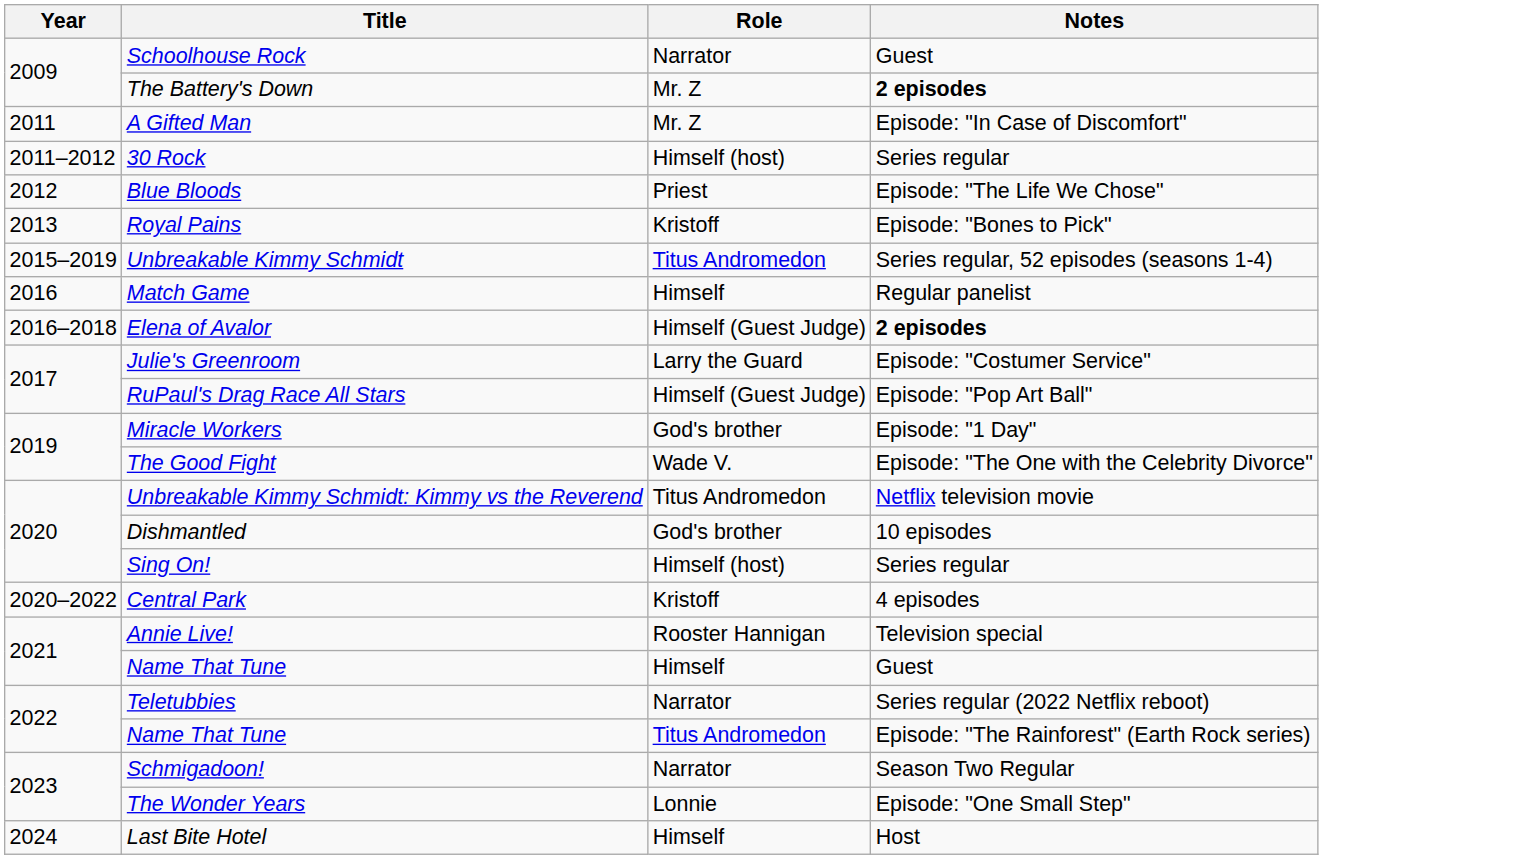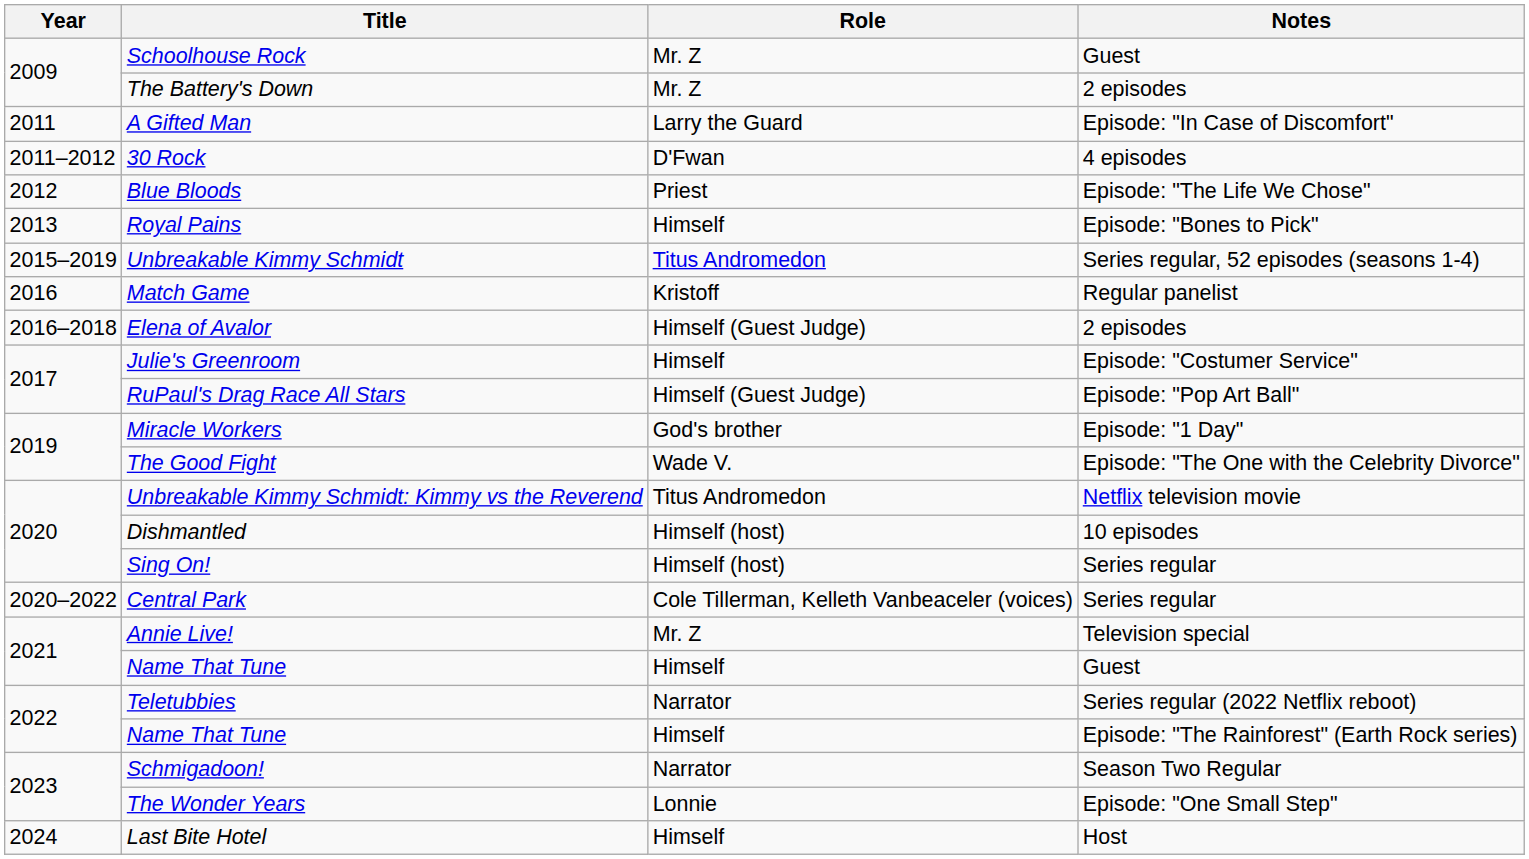(692, 55) Narrator -> (677, 55) Mr. Z
(931, 89) bold -> (1135, 89) normal
(677, 123) Mr. Z -> (728, 123) Larry the Guard
(719, 157) Himself (host) -> (689, 157) D'Fwan
(943, 157) Series regular -> (1135, 157) 4 episodes
(686, 225) Kristoff -> (688, 225) Himself
(688, 293) Himself -> (686, 293) Kristoff
(931, 327) bold -> (1135, 327) normal
(728, 361) Larry the Guard -> (688, 361) Himself
(717, 531) God's brother -> (719, 531) Himself (host)
(686, 599) Kristoff -> (863, 599) Cole Tillerman, Kelleth Vanbeaceler (voices)
(928, 599) 4 episodes -> (1150, 599) Series regular
(739, 633) Rooster Hannigan -> (677, 633) Mr. Z
(739, 735) Titus Andromedon -> (688, 735) Himself
